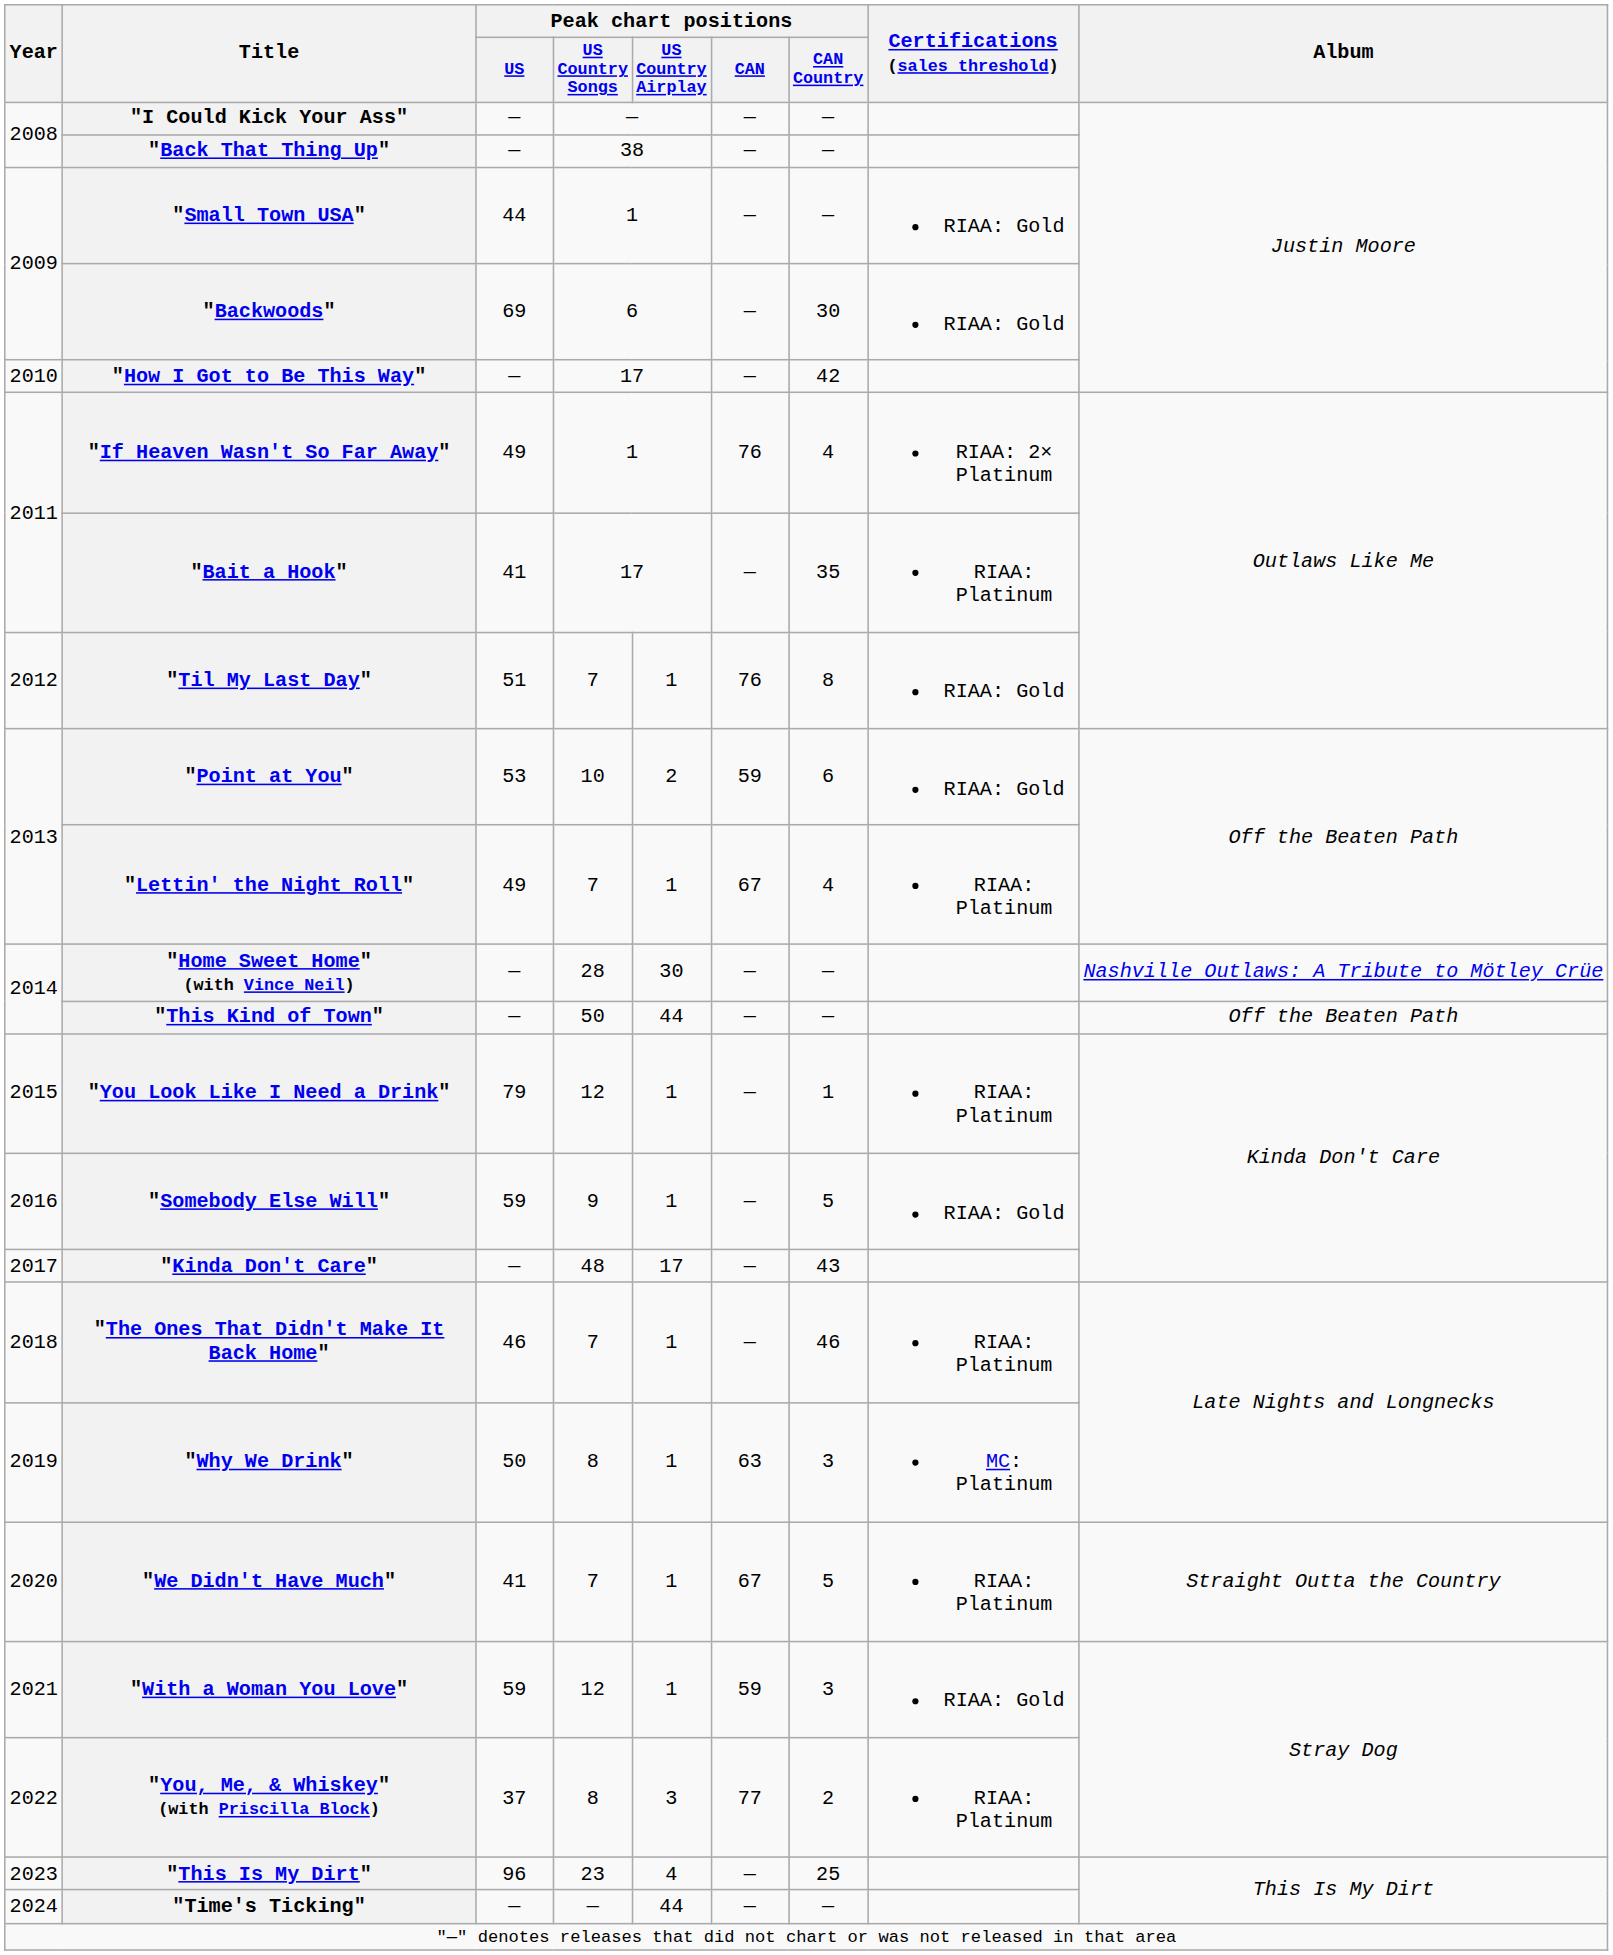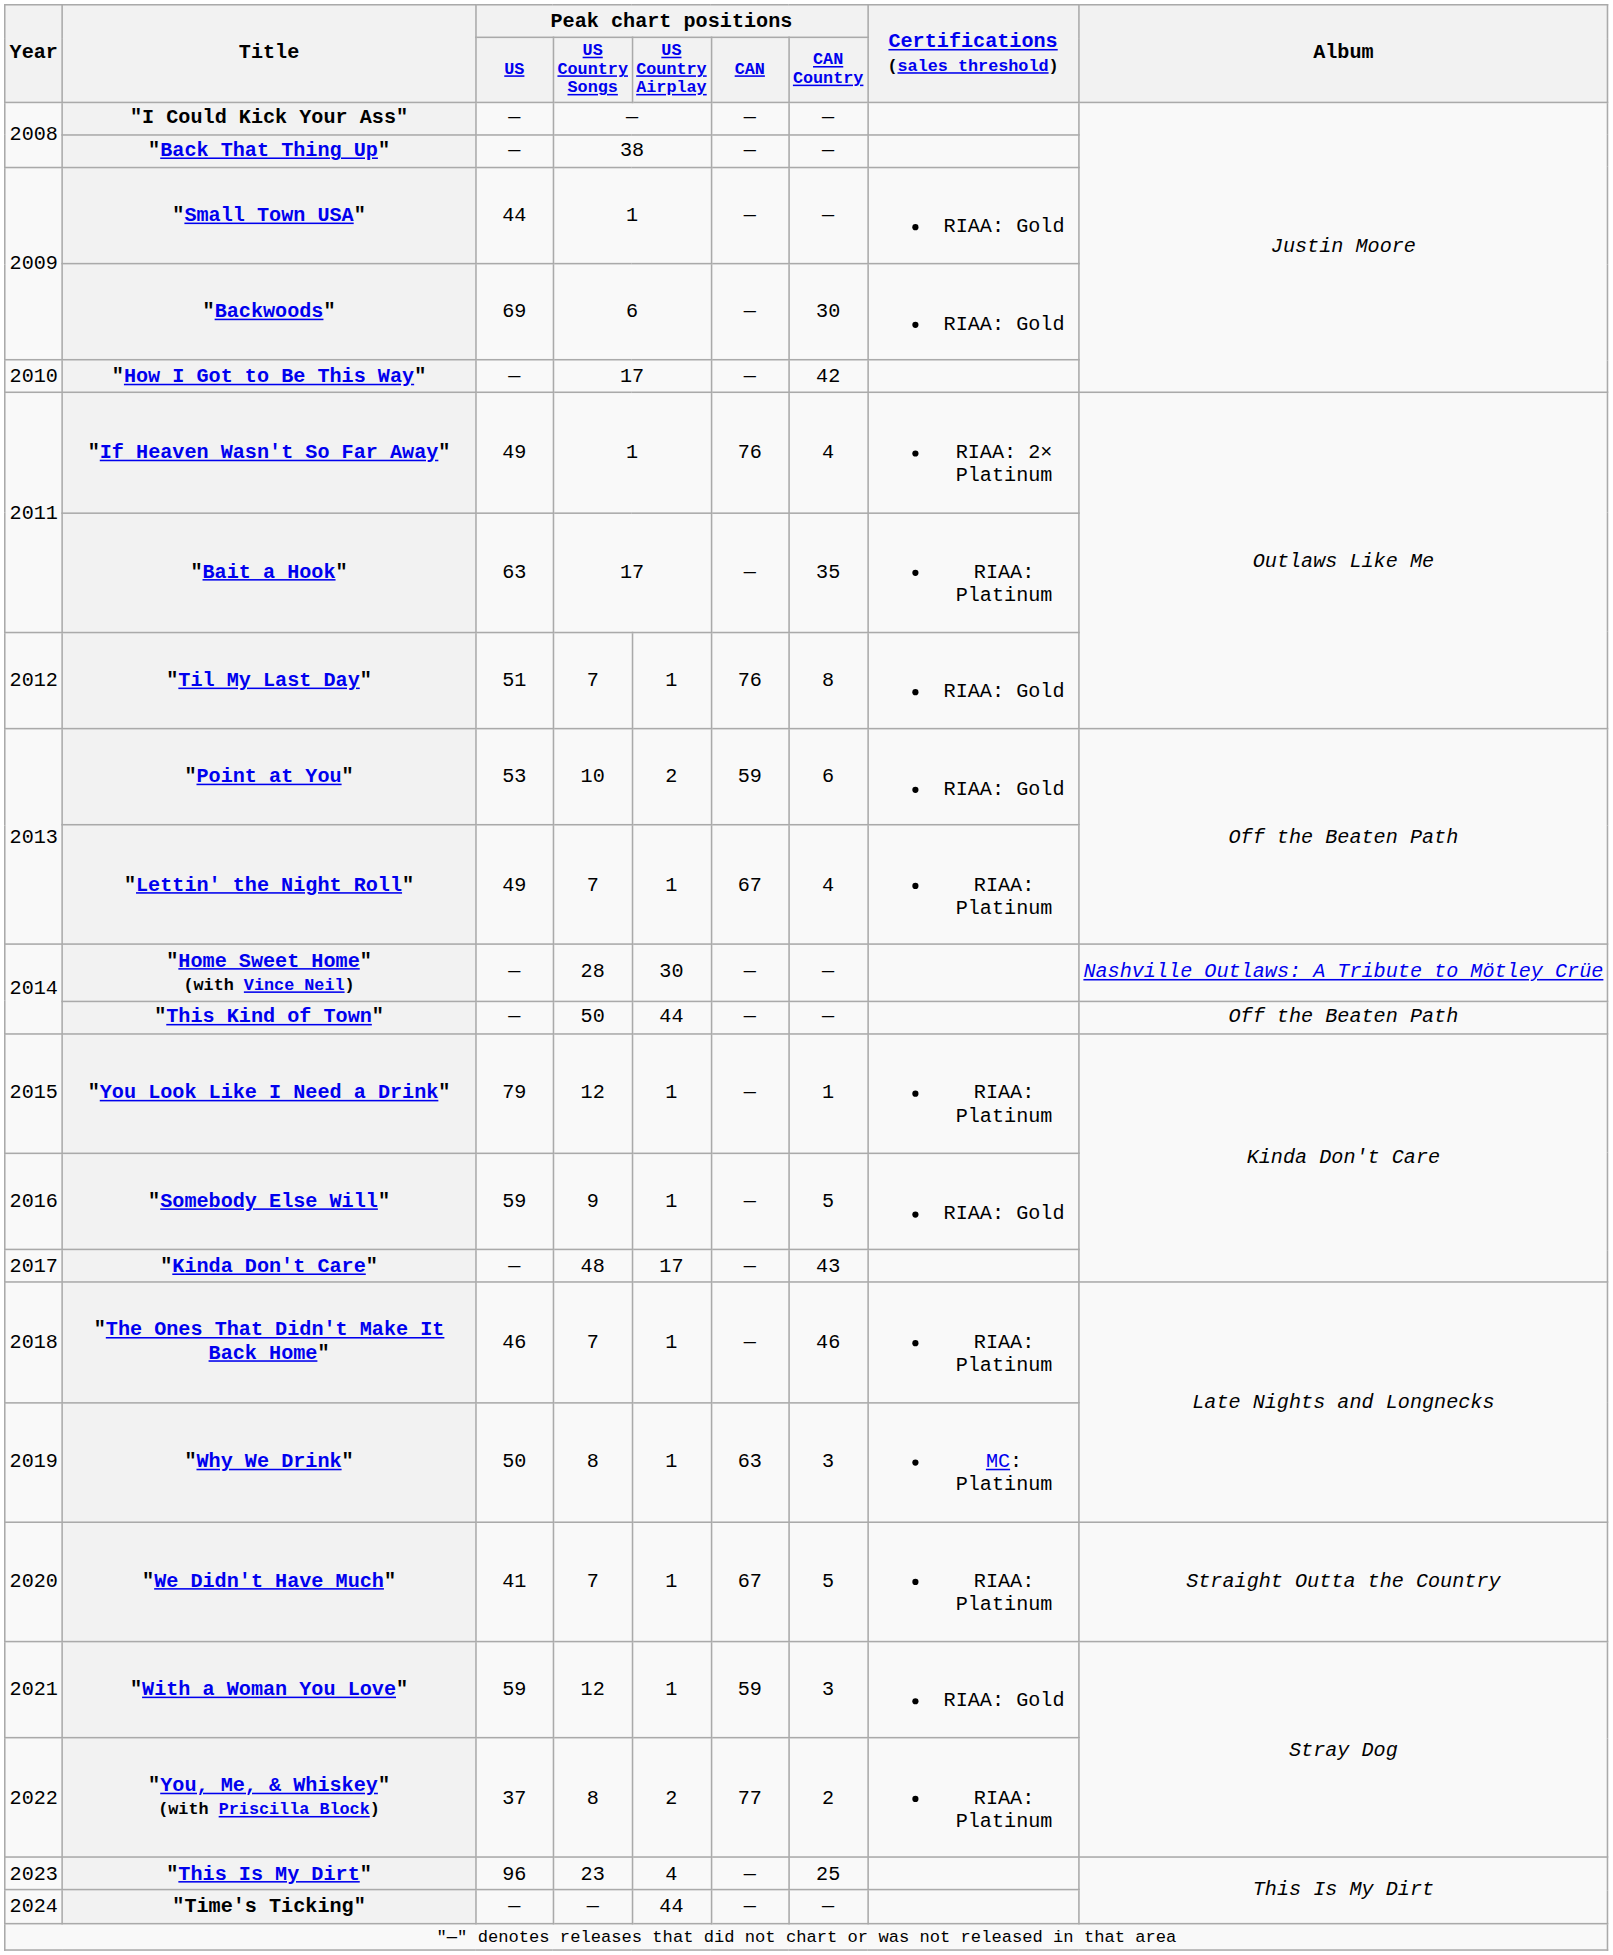(514, 572) 41 -> (514, 572) 63
(671, 1798) 3 -> (671, 1798) 2
